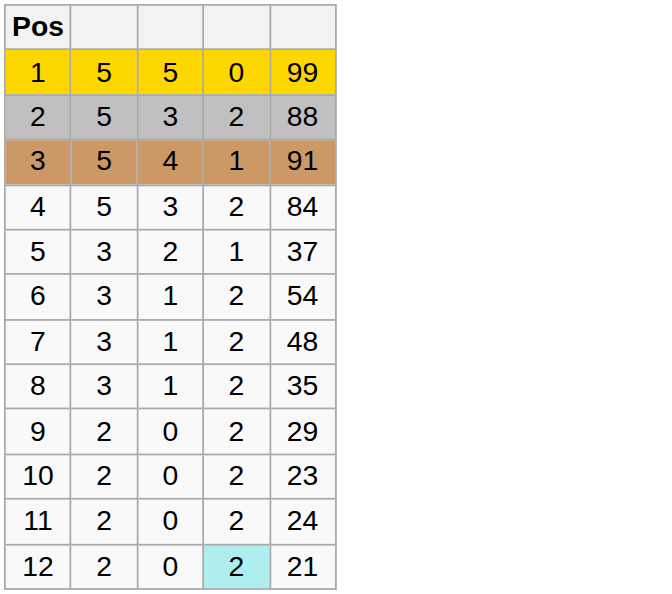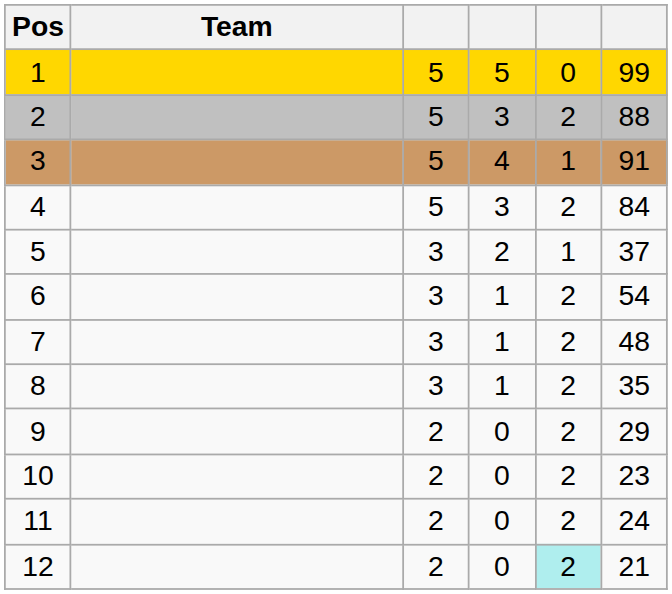+ column: (237, 26)
